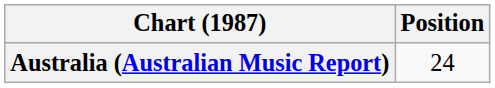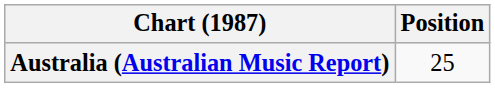(442, 62) 24 -> (442, 62) 25
